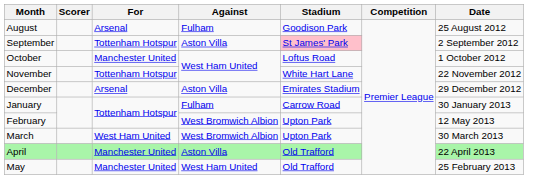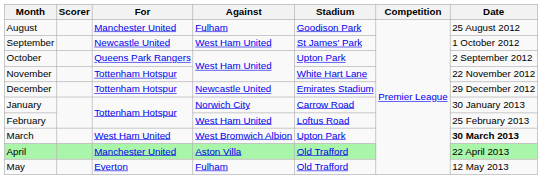(111, 27) Arsenal -> (135, 27) Manchester United
(135, 43) Tottenham Hotspur -> (132, 43) Newcastle United
(204, 43) Aston Villa -> (233, 43) West Ham United
(315, 43) pink background -> (329, 43) no background
(478, 43) 2 September 2012 -> (486, 43) 1 October 2012
(135, 58) Manchester United -> (143, 58) Queens Park Rangers
(309, 58) Loftus Road -> (321, 58) Upton Park
(472, 58) 1 October 2012 -> (492, 58) 2 September 2012
(111, 89) Arsenal -> (135, 89) Tottenham Hotspur
(204, 89) Aston Villa -> (233, 89) Newcastle United
(197, 105) Fulham -> (223, 105) Norwich City
(230, 120) West Bromwich Albion -> (233, 120) West Ham United
(307, 120) Upton Park -> (323, 120) Loftus Road
(466, 120) 12 May 2013 -> (491, 120) 25 February 2013
(471, 136) normal -> (486, 136) bold
(135, 167) Manchester United -> (111, 167) Everton
(219, 167) West Ham United -> (212, 167) Fulham
(477, 167) 25 February 2013 -> (480, 167) 12 May 2013
